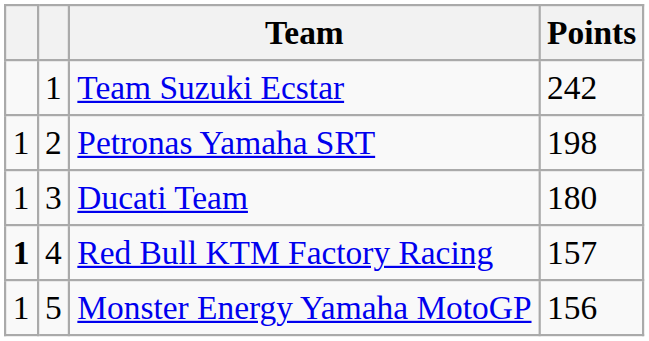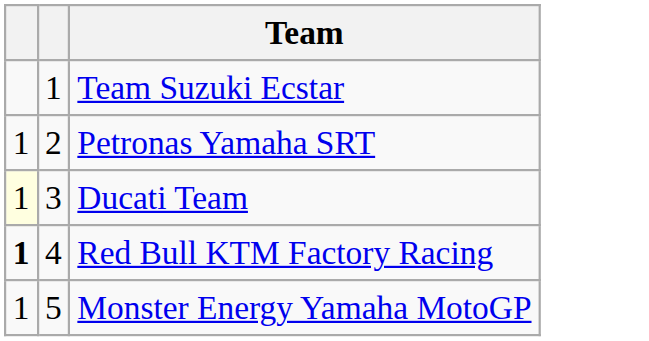- column: (592, 32)
(21, 197) no background -> (21, 197) lightyellow background
